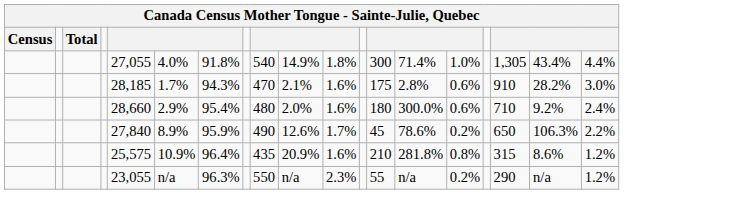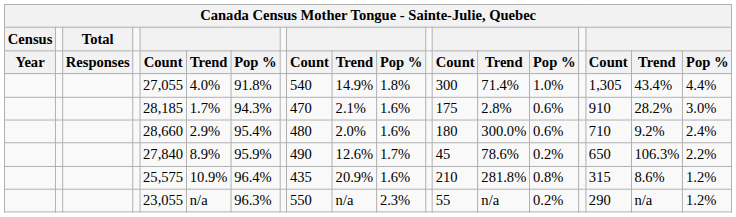+ row: (30, 62)
